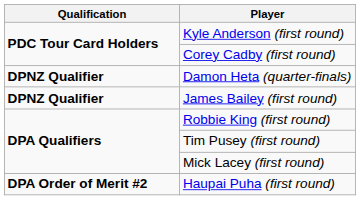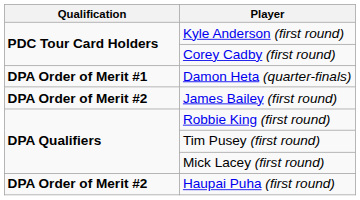(56, 76) DPNZ Qualifier -> (77, 76) DPA Order of Merit #1
(56, 98) DPNZ Qualifier -> (77, 98) DPA Order of Merit #2
